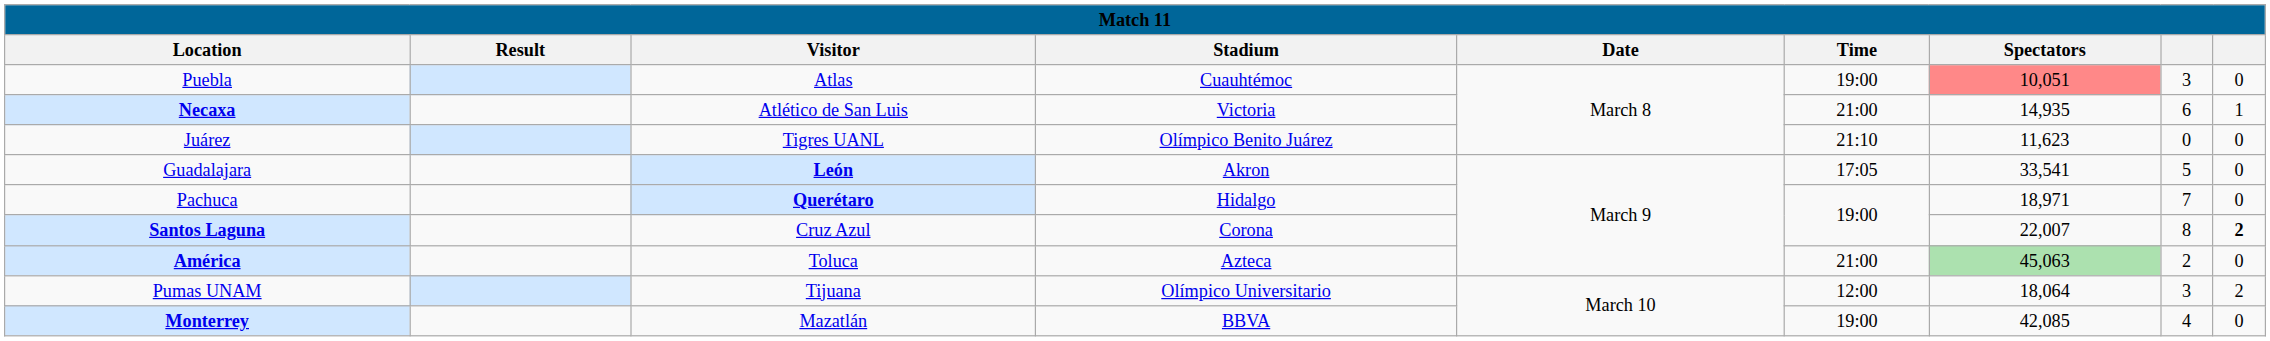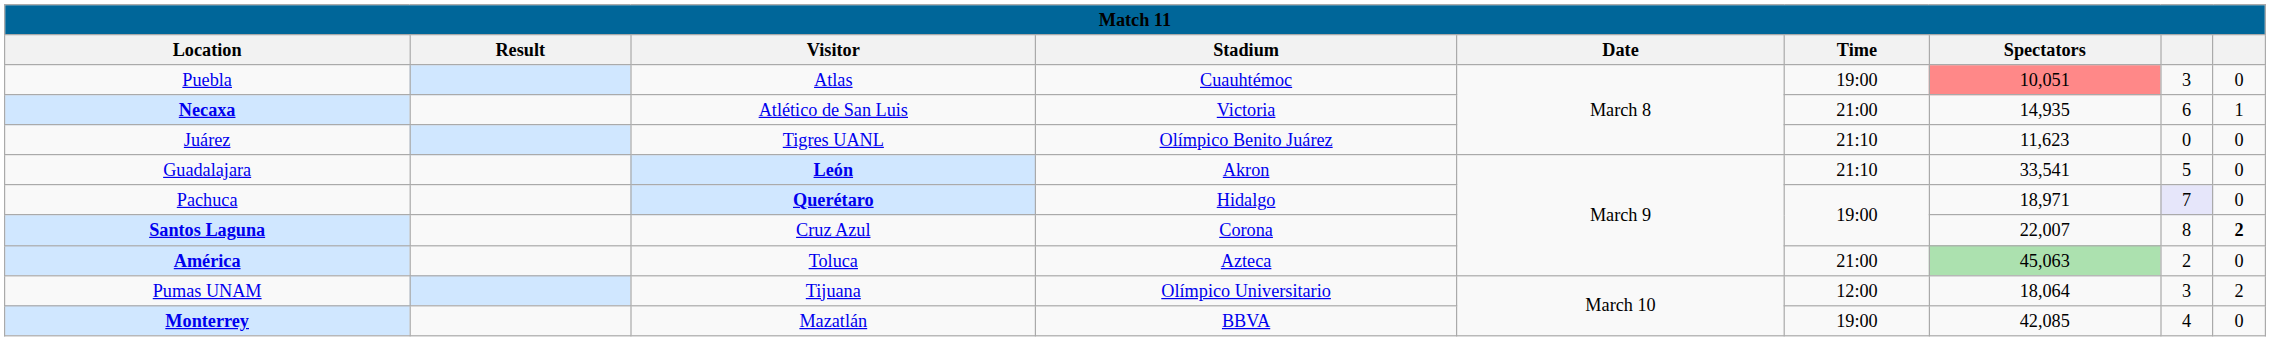(1857, 170) 17:05 -> (1857, 170) 21:10
(2187, 200) no background -> (2187, 200) lavender background
